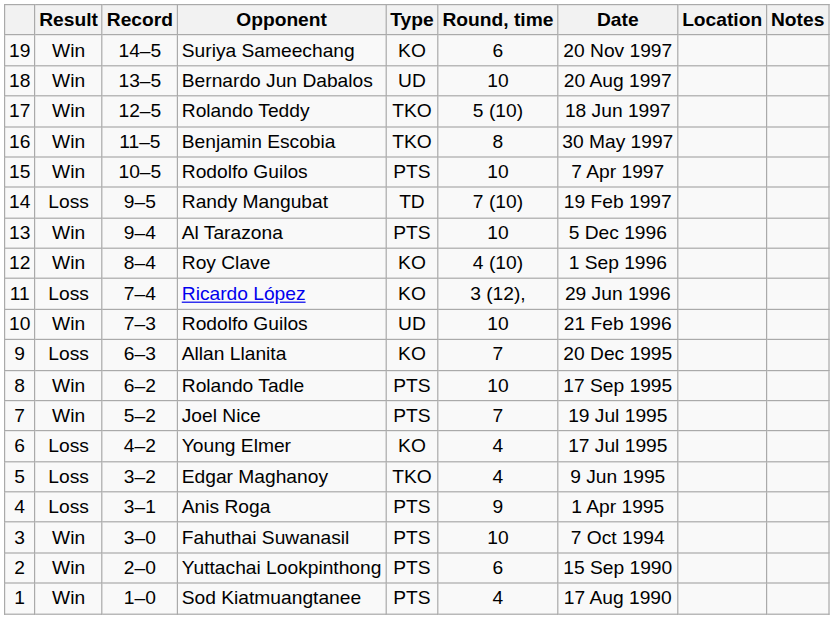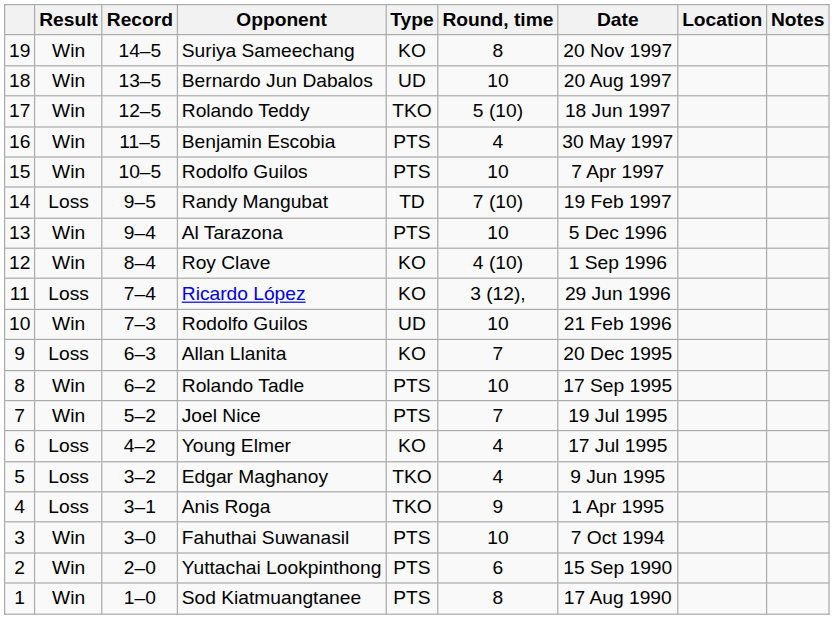(498, 50) 6 -> (498, 50) 8
(412, 141) TKO -> (412, 141) PTS
(498, 141) 8 -> (498, 141) 4
(412, 506) PTS -> (412, 506) TKO
(498, 598) 4 -> (498, 598) 8
